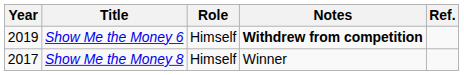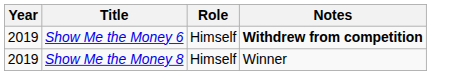- column: (442, 15)
(23, 59) 2017 -> (23, 59) 2019
